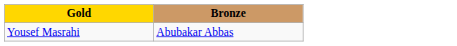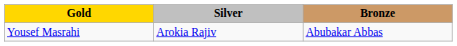+ column: (228, 13)
